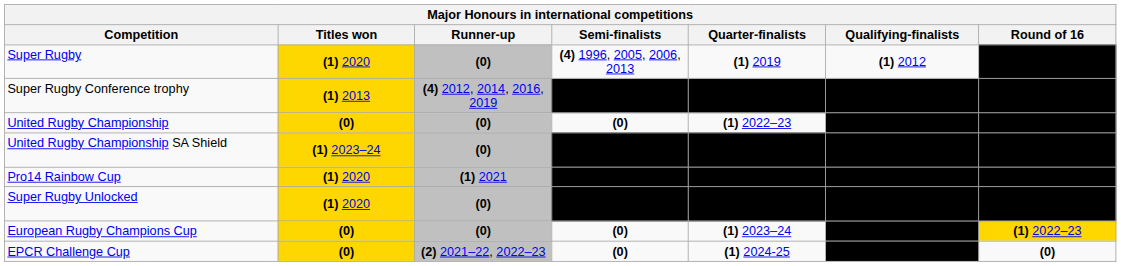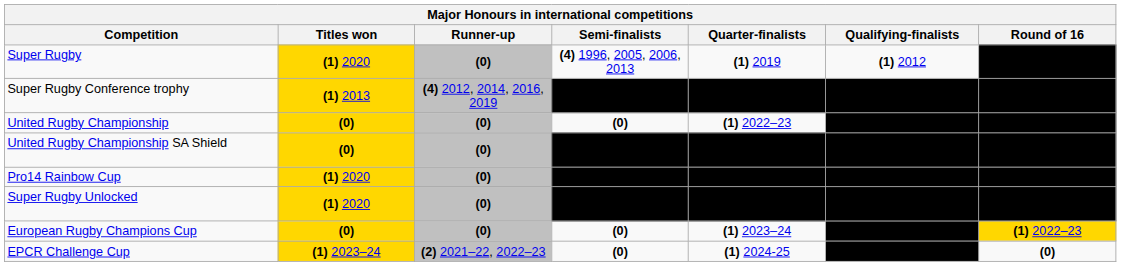(346, 150) (1) 2023–24 -> (346, 150) (0)
(483, 177) (1) 2021 -> (483, 177) (0)
(346, 251) (0) -> (346, 251) (1) 2023–24
